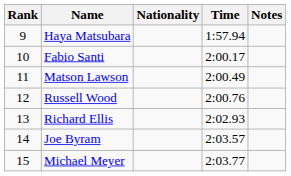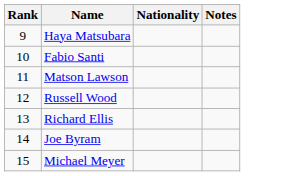- column: (225, 14)
